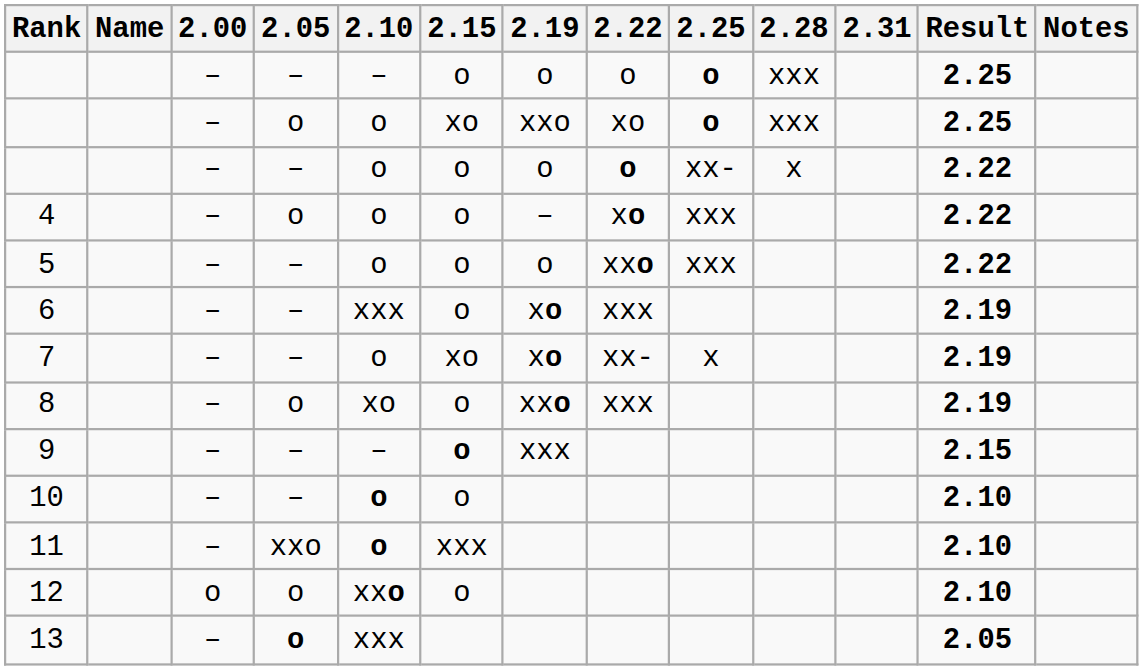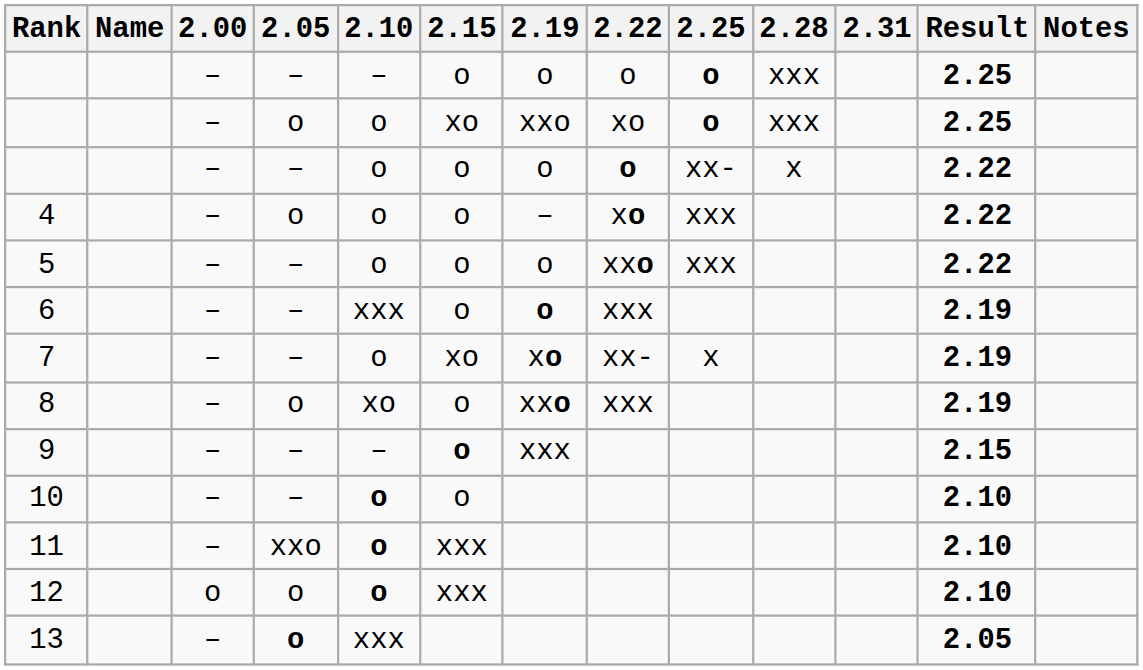(545, 311) xo -> (545, 311) o
(379, 593) xxo -> (379, 593) o
(462, 593) o -> (462, 593) xxx
